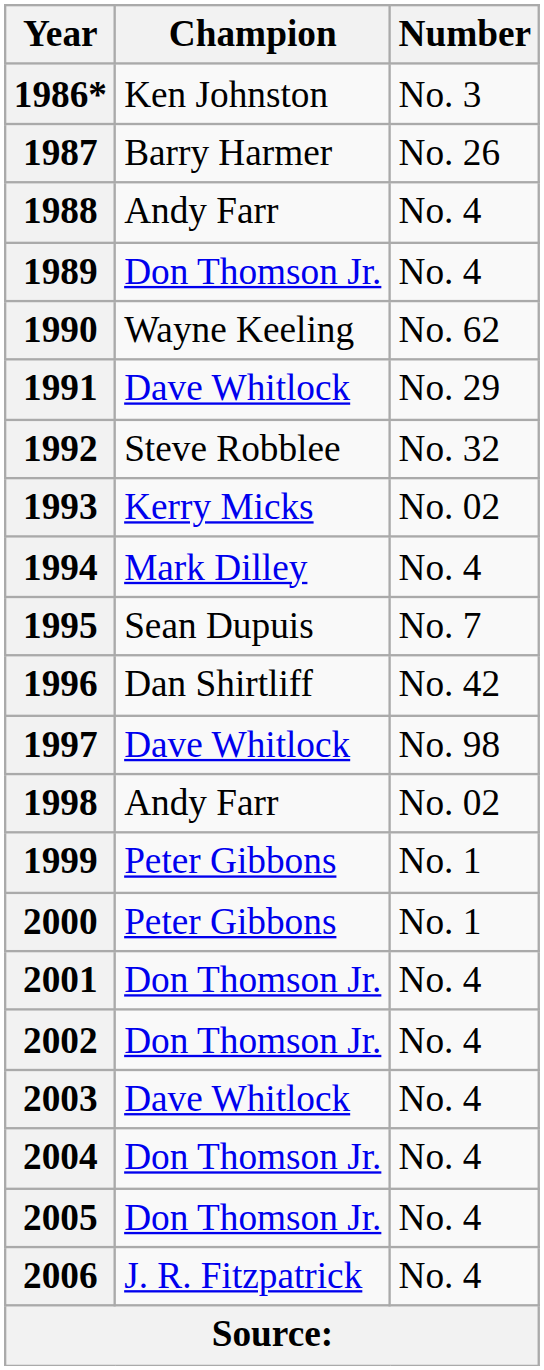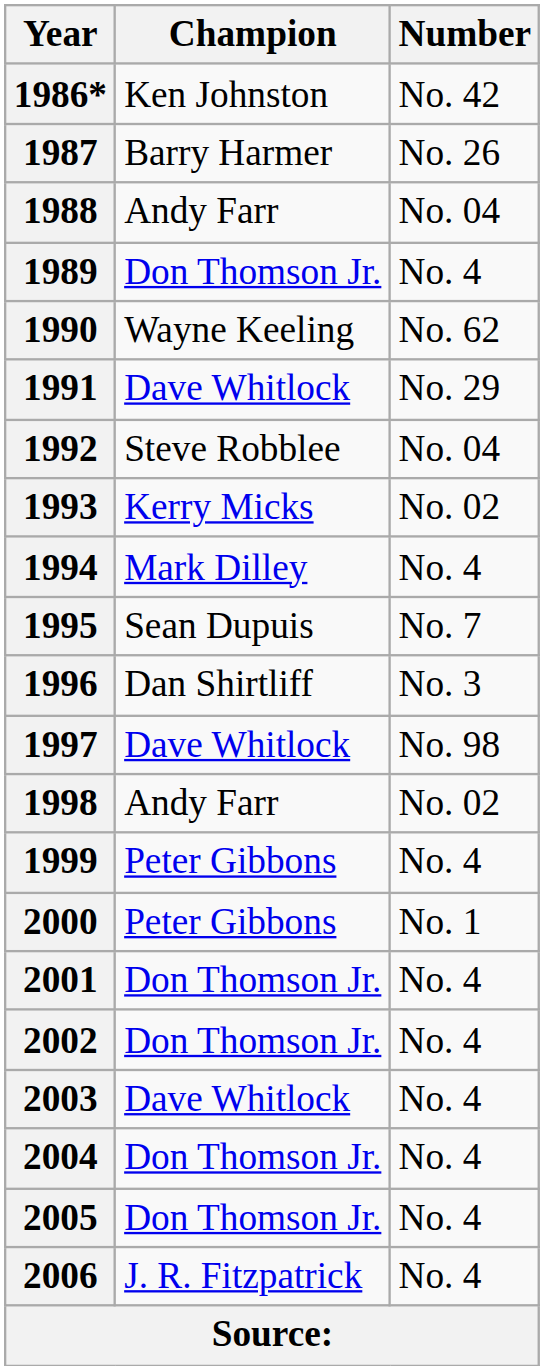(440, 93) No. 3 -> (449, 93) No. 42
(440, 211) No. 4 -> (449, 211) No. 04
(449, 447) No. 32 -> (449, 447) No. 04
(449, 684) No. 42 -> (440, 684) No. 3
(440, 861) No. 1 -> (440, 861) No. 4
